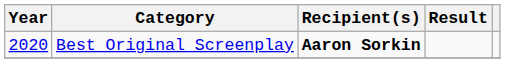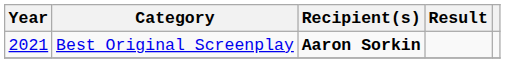(28, 45) 2020 -> (28, 45) 2021
